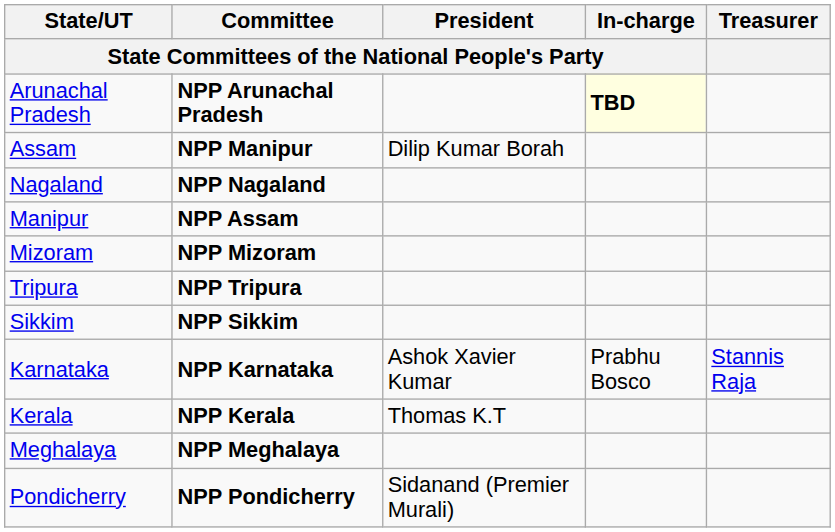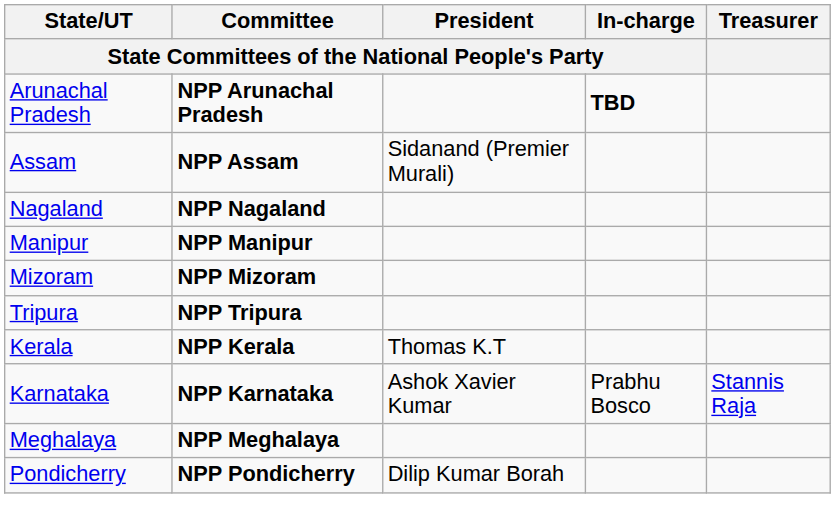(613, 103) lightyellow background -> (613, 103) no background
(245, 149) NPP Manipur -> (238, 162) NPP Assam
(476, 149) Dilip Kumar Borah -> (478, 162) Sidanand (Premier Murali)
(238, 218) NPP Assam -> (245, 243) NPP Manipur
- row: (42, 322)
rows swapped: (59, 369) <-> (41, 415)
(478, 497) Sidanand (Premier Murali) -> (476, 474) Dilip Kumar Borah
